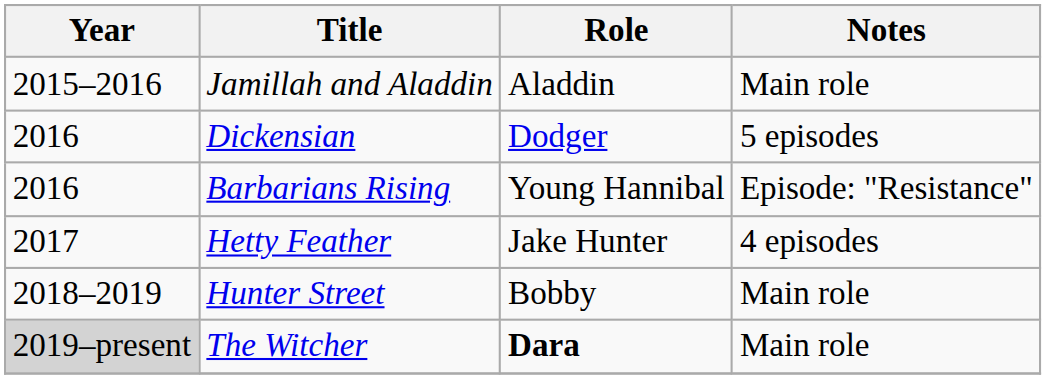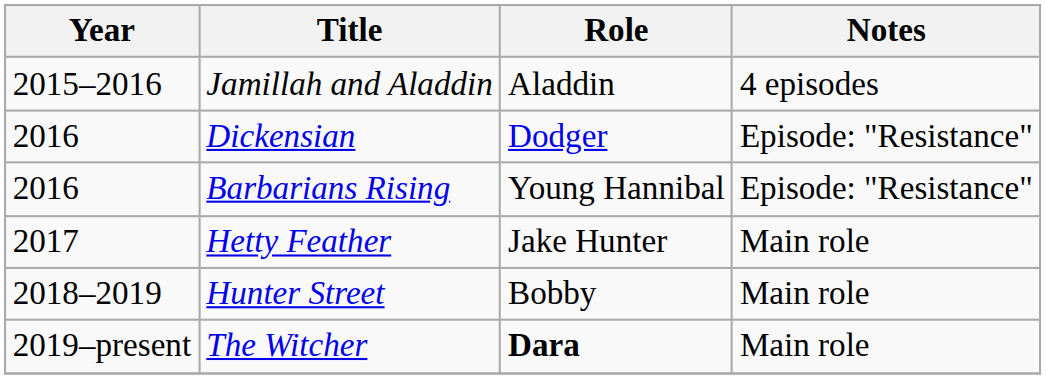(805, 83) Main role -> (809, 83) 4 episodes
(809, 135) 5 episodes -> (886, 135) Episode: "Resistance"
(809, 240) 4 episodes -> (805, 240) Main role
(102, 345) lightgrey background -> (102, 345) no background
